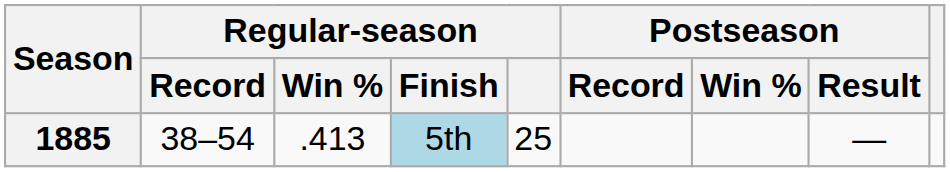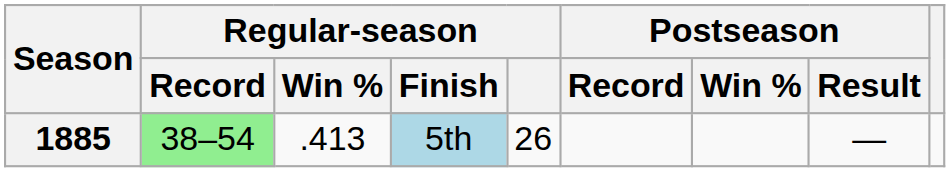(208, 138) no background -> (208, 138) lightgreen background
(533, 138) 25 -> (533, 138) 26
